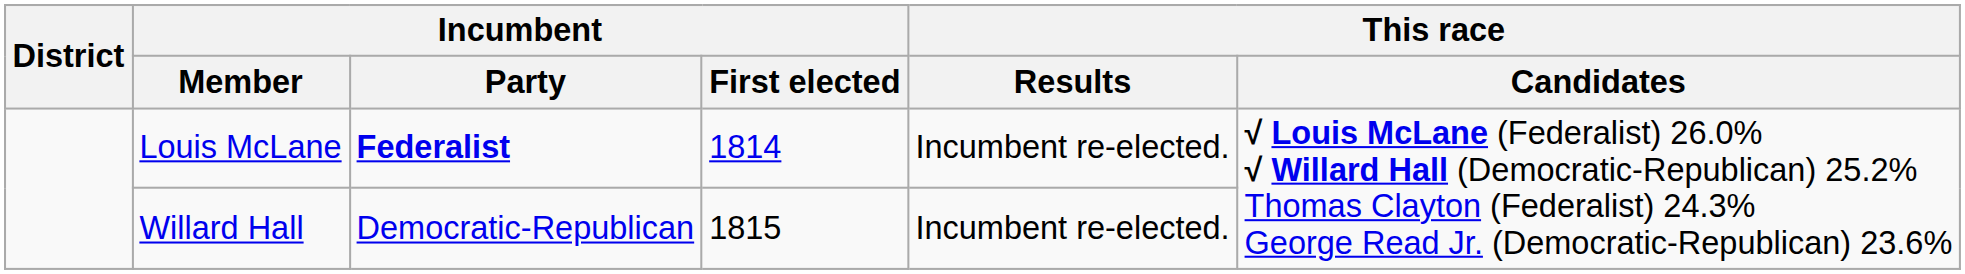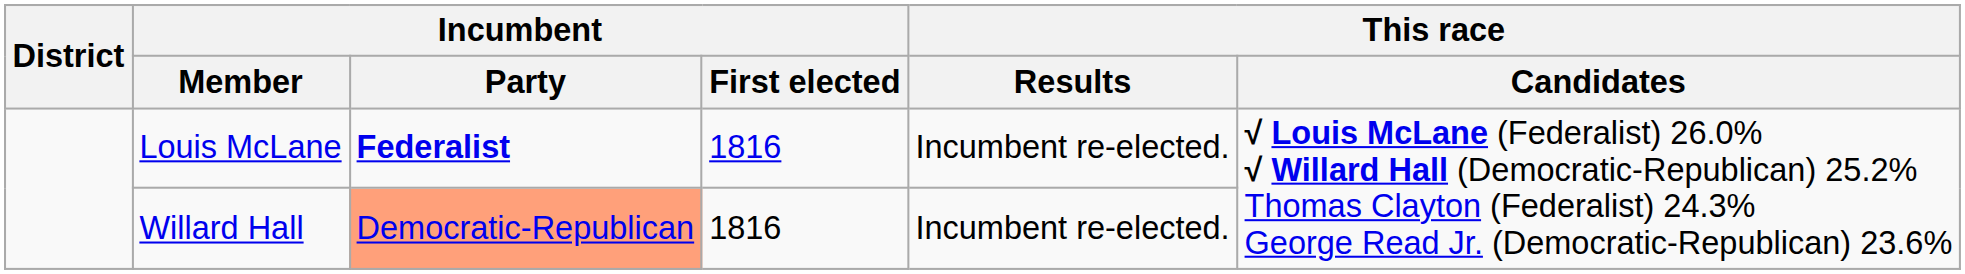(745, 147) 1814 -> (745, 147) 1816
(525, 228) no background -> (525, 228) lightsalmon background
(745, 228) 1815 -> (745, 228) 1816
